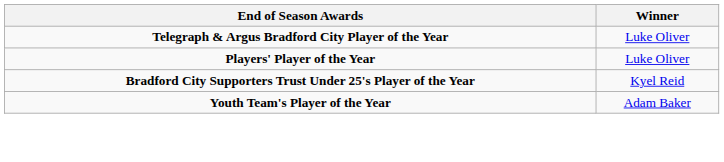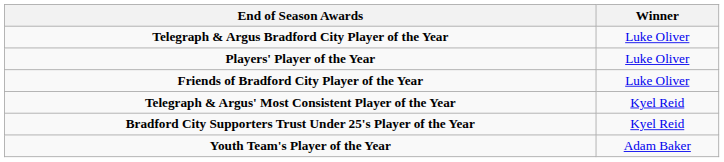+ row: (300, 81)
+ row: (300, 102)
